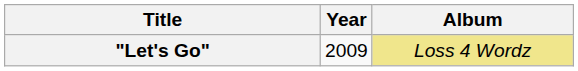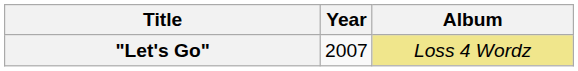(346, 50) 2009 -> (346, 50) 2007
